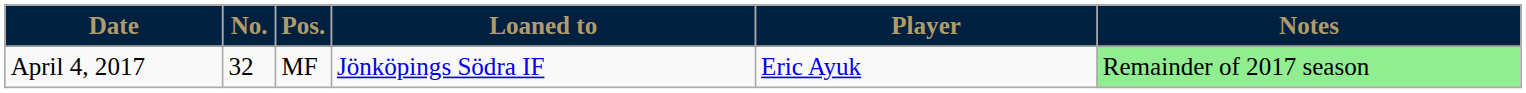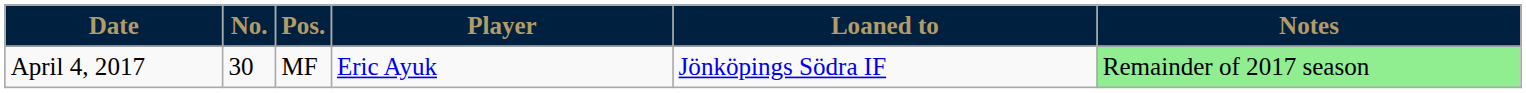columns swapped: (926, 25) <-> (543, 25)
(241, 66) 32 -> (241, 66) 30
